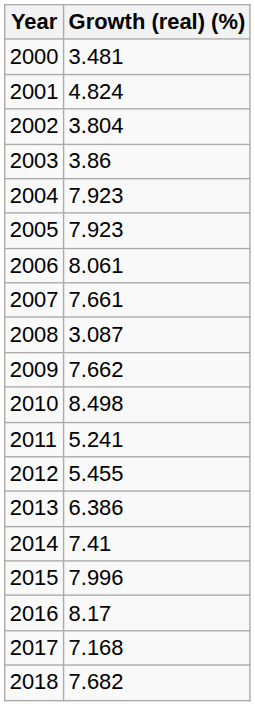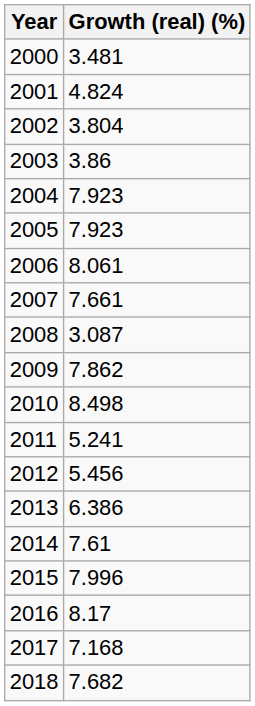(96, 369) 7.662 -> (96, 369) 7.862
(96, 473) 5.455 -> (96, 473) 5.456
(90, 543) 7.41 -> (90, 543) 7.61
